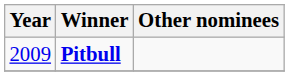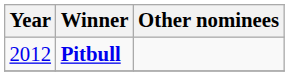(30, 53) 2009 -> (30, 53) 2012
